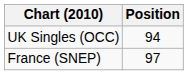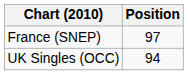rows swapped: (54, 59) <-> (63, 37)
